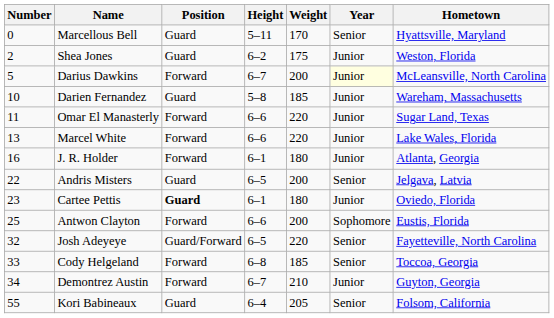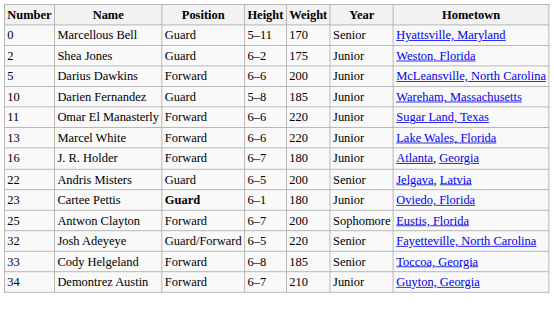(257, 76) 6–7 -> (257, 76) 6–6
(349, 76) lightyellow background -> (349, 76) no background
(257, 158) 6–1 -> (257, 158) 6–7
(257, 220) 6–6 -> (257, 220) 6–7
- row: (97, 302)
